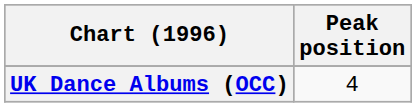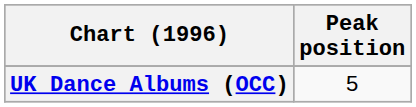(352, 84) 4 -> (352, 84) 5
